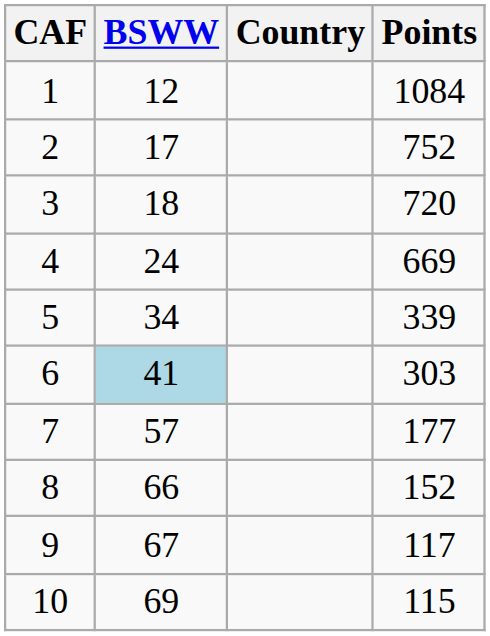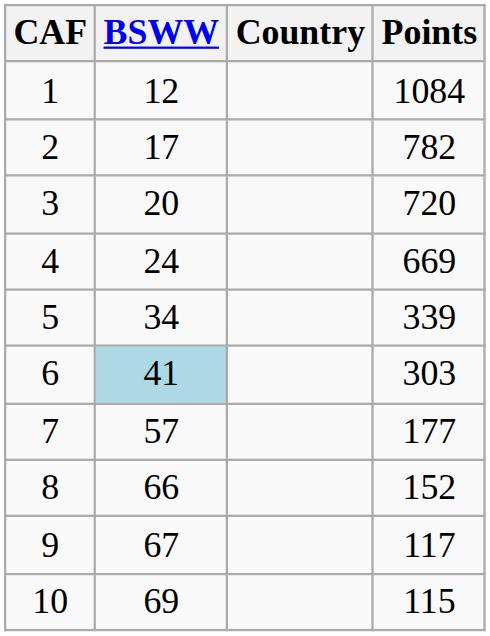(429, 146) 752 -> (429, 146) 782
(161, 203) 18 -> (161, 203) 20
